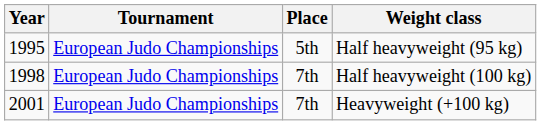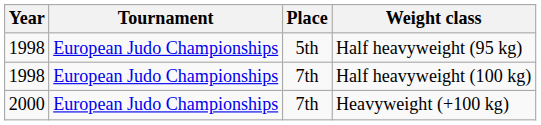(27, 47) 1995 -> (27, 47) 1998
(27, 104) 2001 -> (27, 104) 2000
